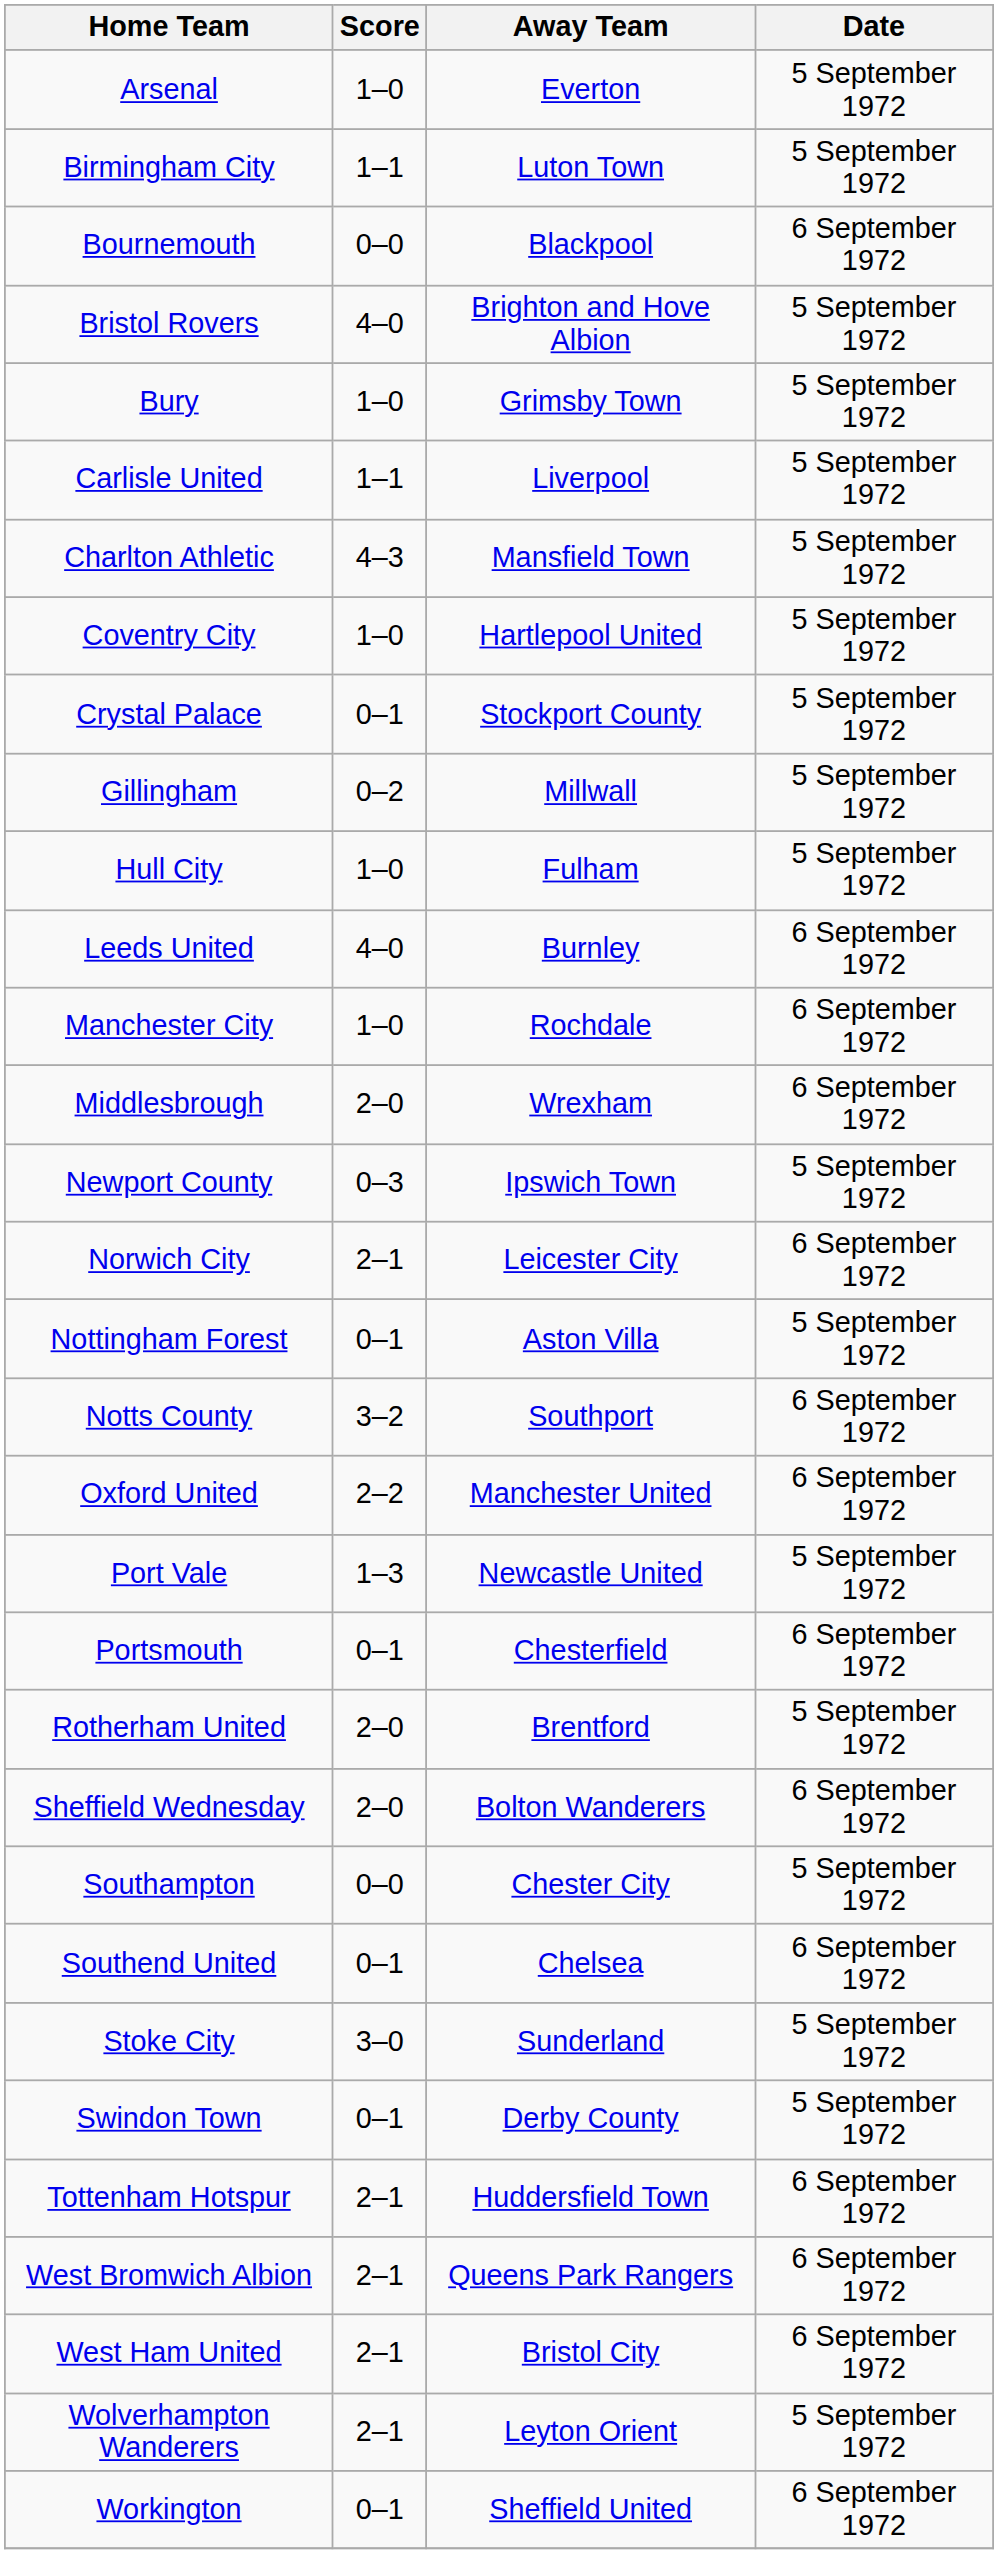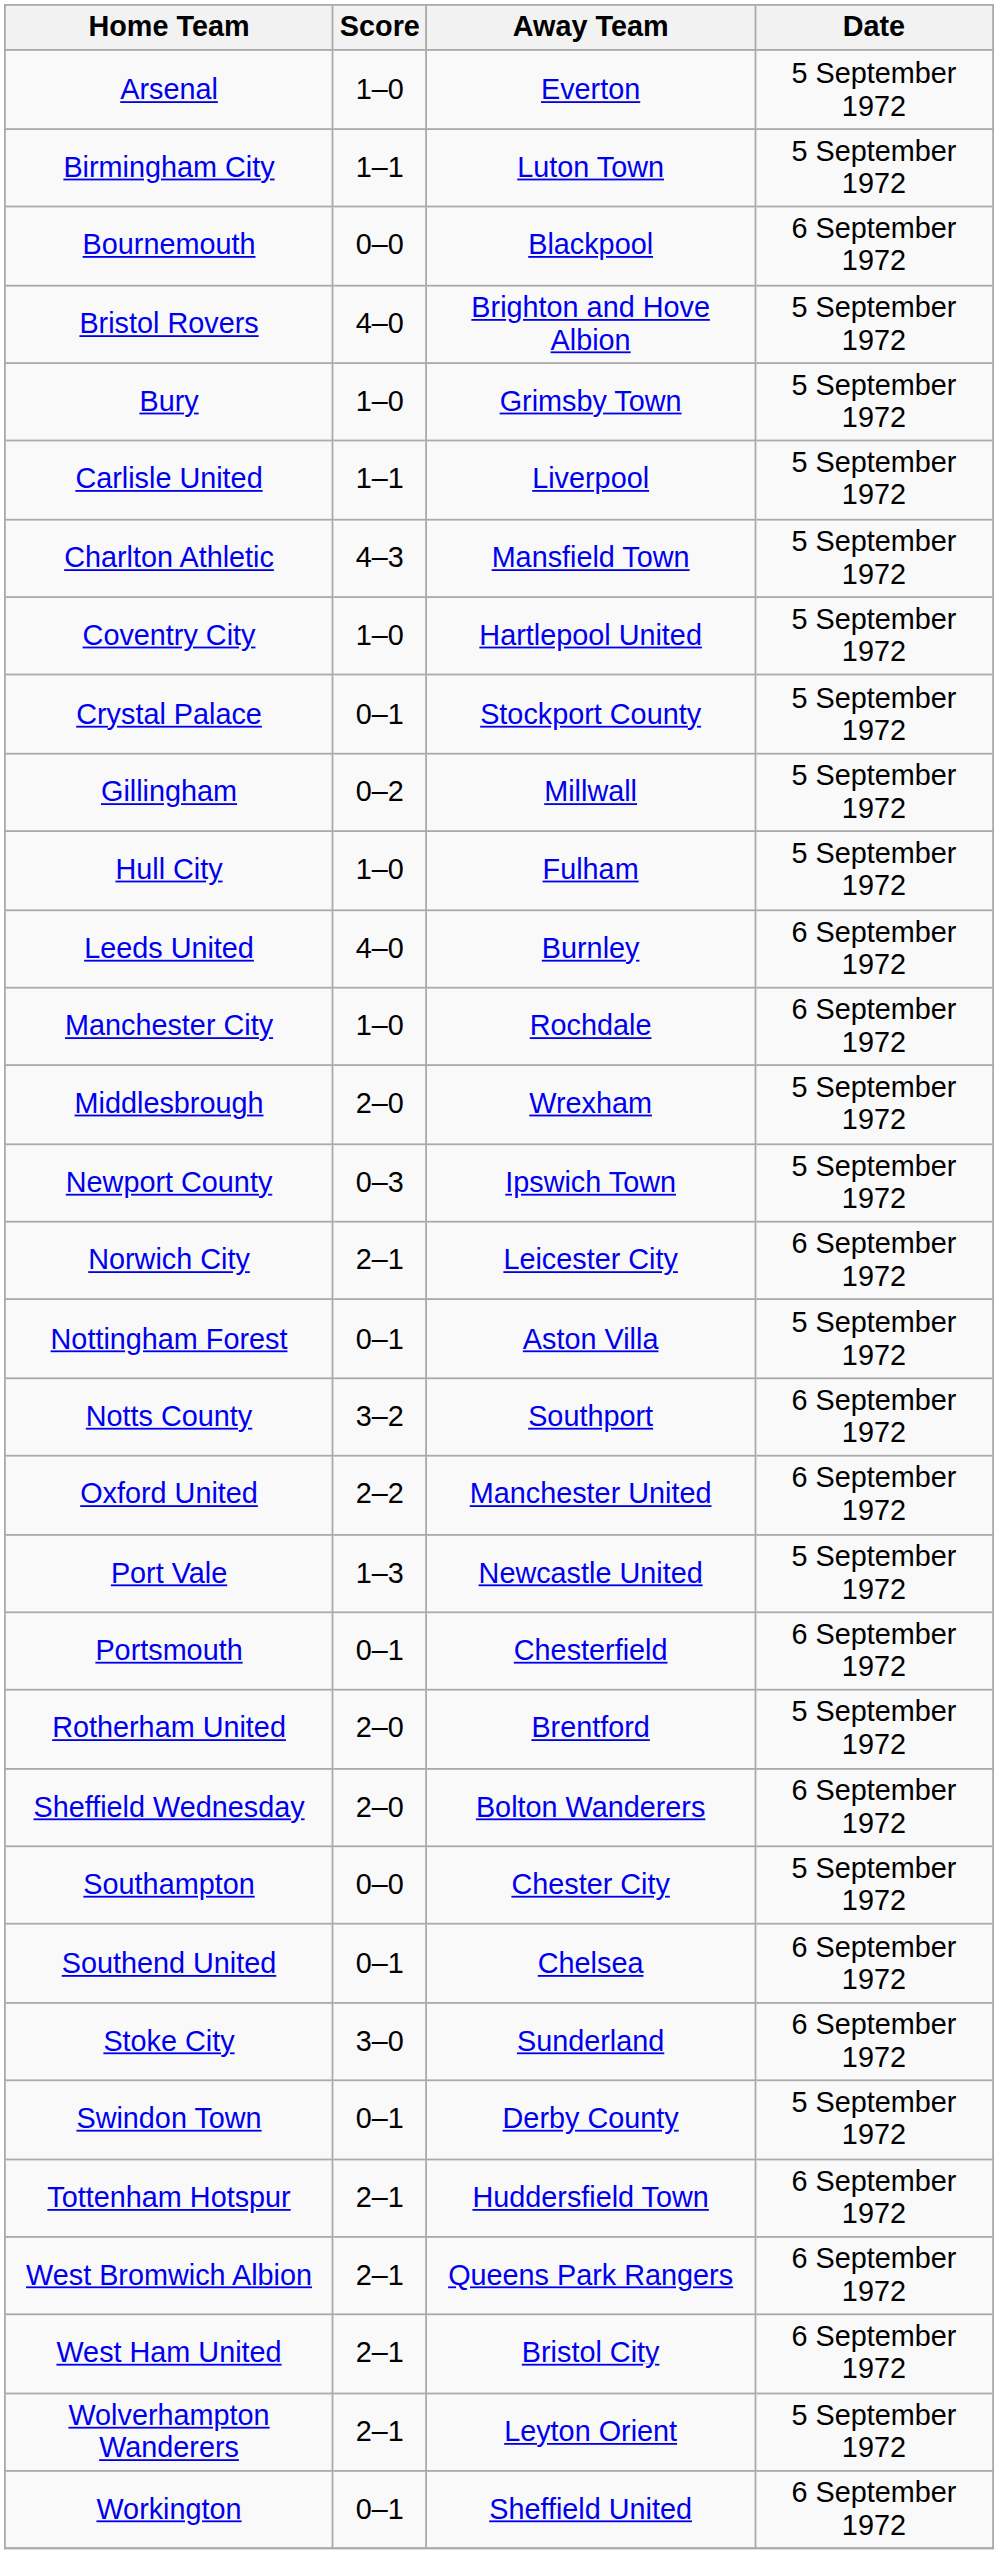(874, 1104) 6 September 1972 -> (874, 1104) 5 September 1972
(874, 2041) 5 September 1972 -> (874, 2041) 6 September 1972
